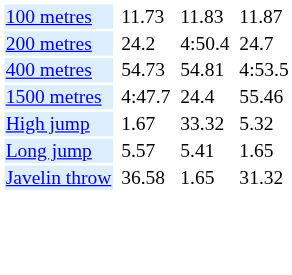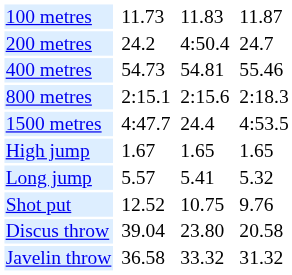(264, 70) 4:53.5 -> (261, 70) 55.46
+ row: (49, 97)
(261, 97) 55.46 -> (264, 123) 4:53.5
(202, 123) 33.32 -> (197, 150) 1.65
(256, 123) 5.32 -> (256, 150) 1.65
(256, 150) 1.65 -> (256, 177) 5.32
+ row: (38, 204)
+ row: (57, 231)
(197, 177) 1.65 -> (202, 258) 33.32
